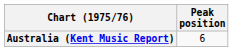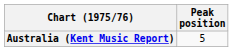(202, 39) 6 -> (202, 39) 5
